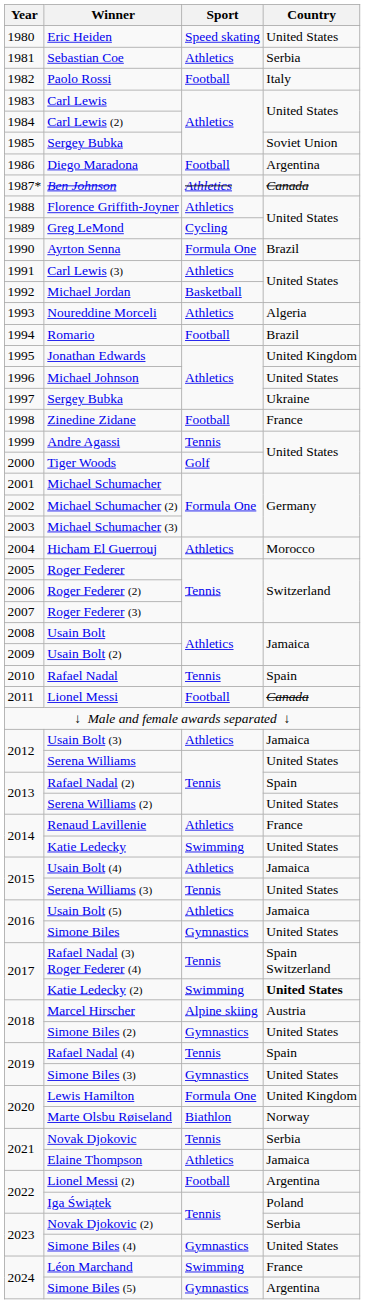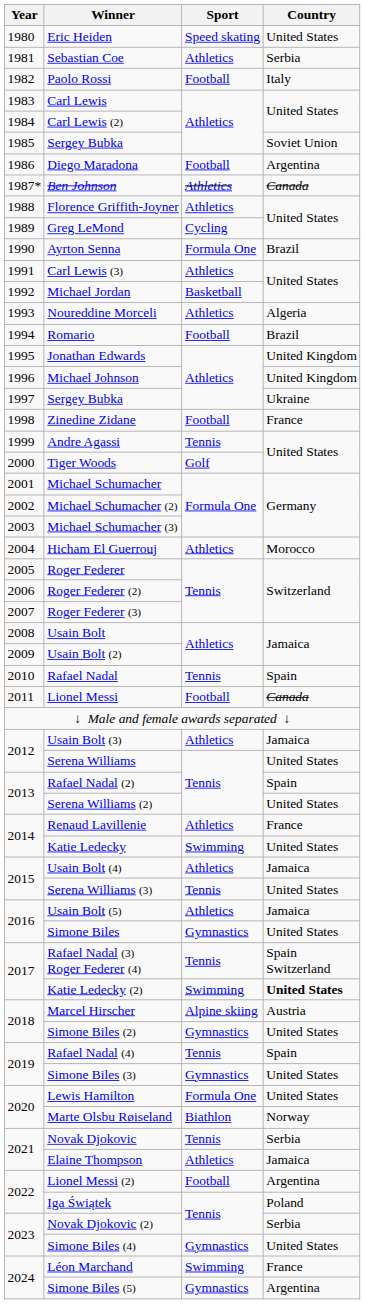(302, 377) United States -> (312, 377) United Kingdom
(312, 1096) United Kingdom -> (302, 1096) United States
